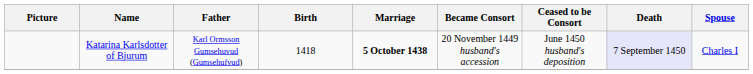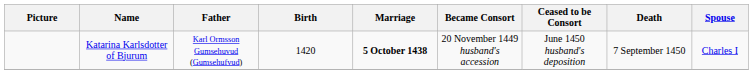(306, 50) 1418 -> (306, 50) 1420
(649, 50) lavender background -> (649, 50) no background
